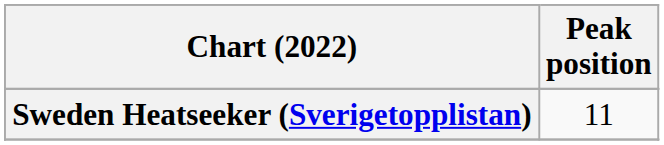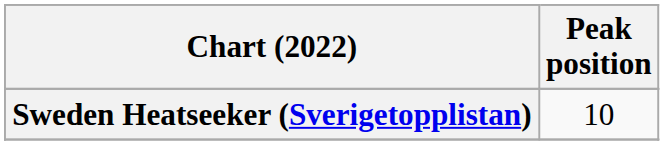(599, 113) 11 -> (599, 113) 10
